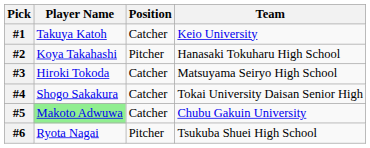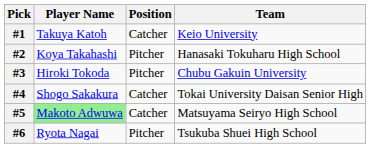(148, 73) Catcher -> (146, 73) Pitcher
(257, 73) Matsuyama Seiryo High School -> (242, 73) Chubu Gakuin University
(242, 113) Chubu Gakuin University -> (257, 113) Matsuyama Seiryo High School
